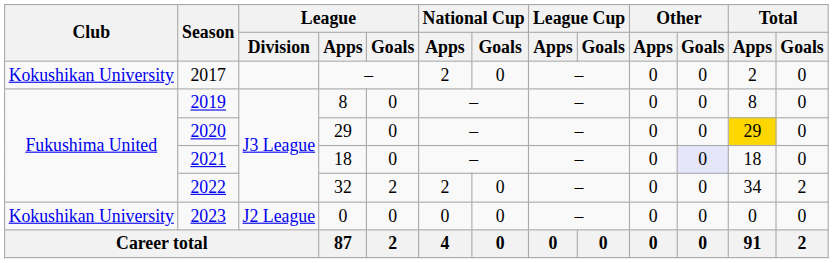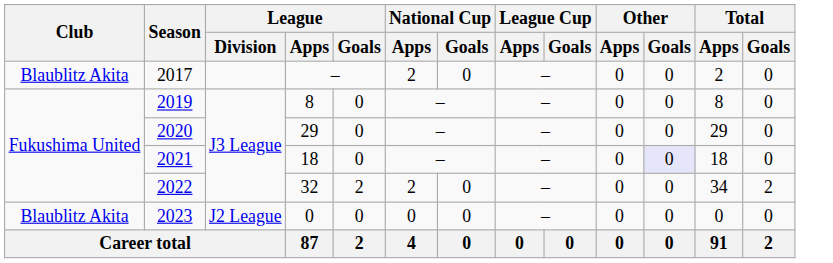(91, 74) Kokushikan University -> (75, 74) Blaublitz Akita
(752, 131) gold background -> (719, 131) no background
(91, 215) Kokushikan University -> (75, 215) Blaublitz Akita
